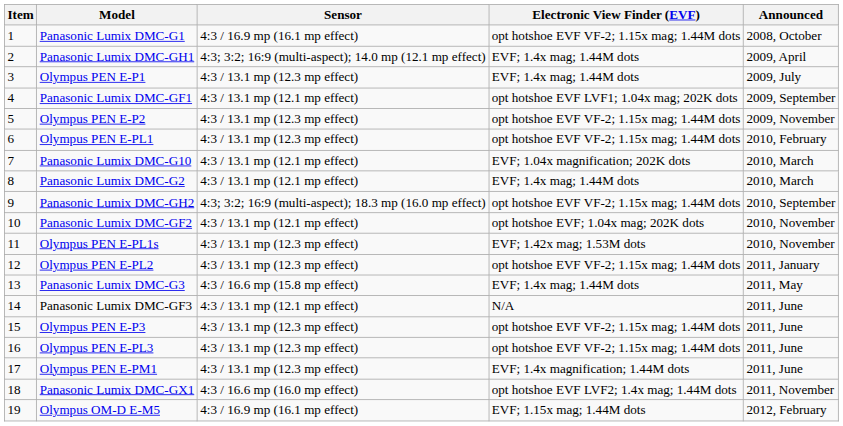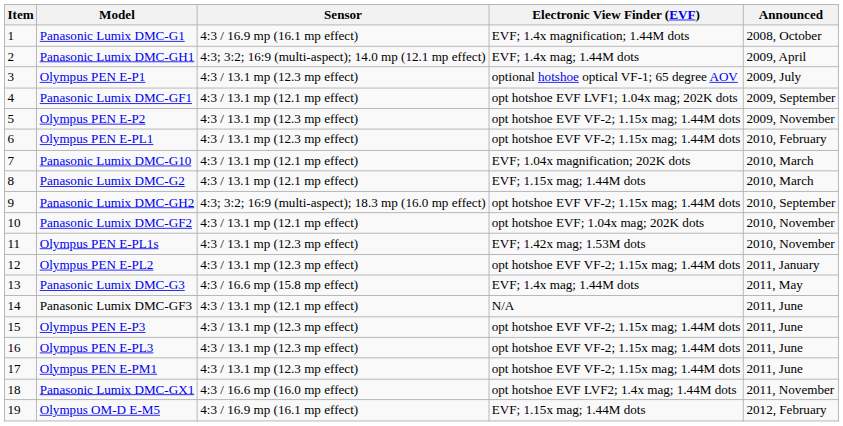(616, 35) opt hotshoe EVF VF-2; 1.15x mag; 1.44M dots -> (591, 35) EVF; 1.4x magnification; 1.44M dots
(565, 77) EVF; 1.4x mag; 1.44M dots -> (615, 77) optional hotshoe optical VF-1; 65 degree AOV
(565, 181) EVF; 1.4x mag; 1.44M dots -> (569, 181) EVF; 1.15x mag; 1.44M dots
(591, 368) EVF; 1.4x magnification; 1.44M dots -> (616, 368) opt hotshoe EVF VF-2; 1.15x mag; 1.44M dots
